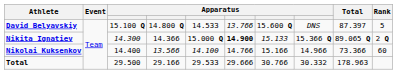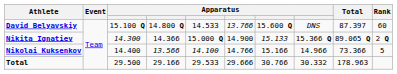(382, 25) 5 -> (382, 25) 60
(240, 38) bold -> (240, 38) normal
(382, 50) 60 -> (382, 50) 5
